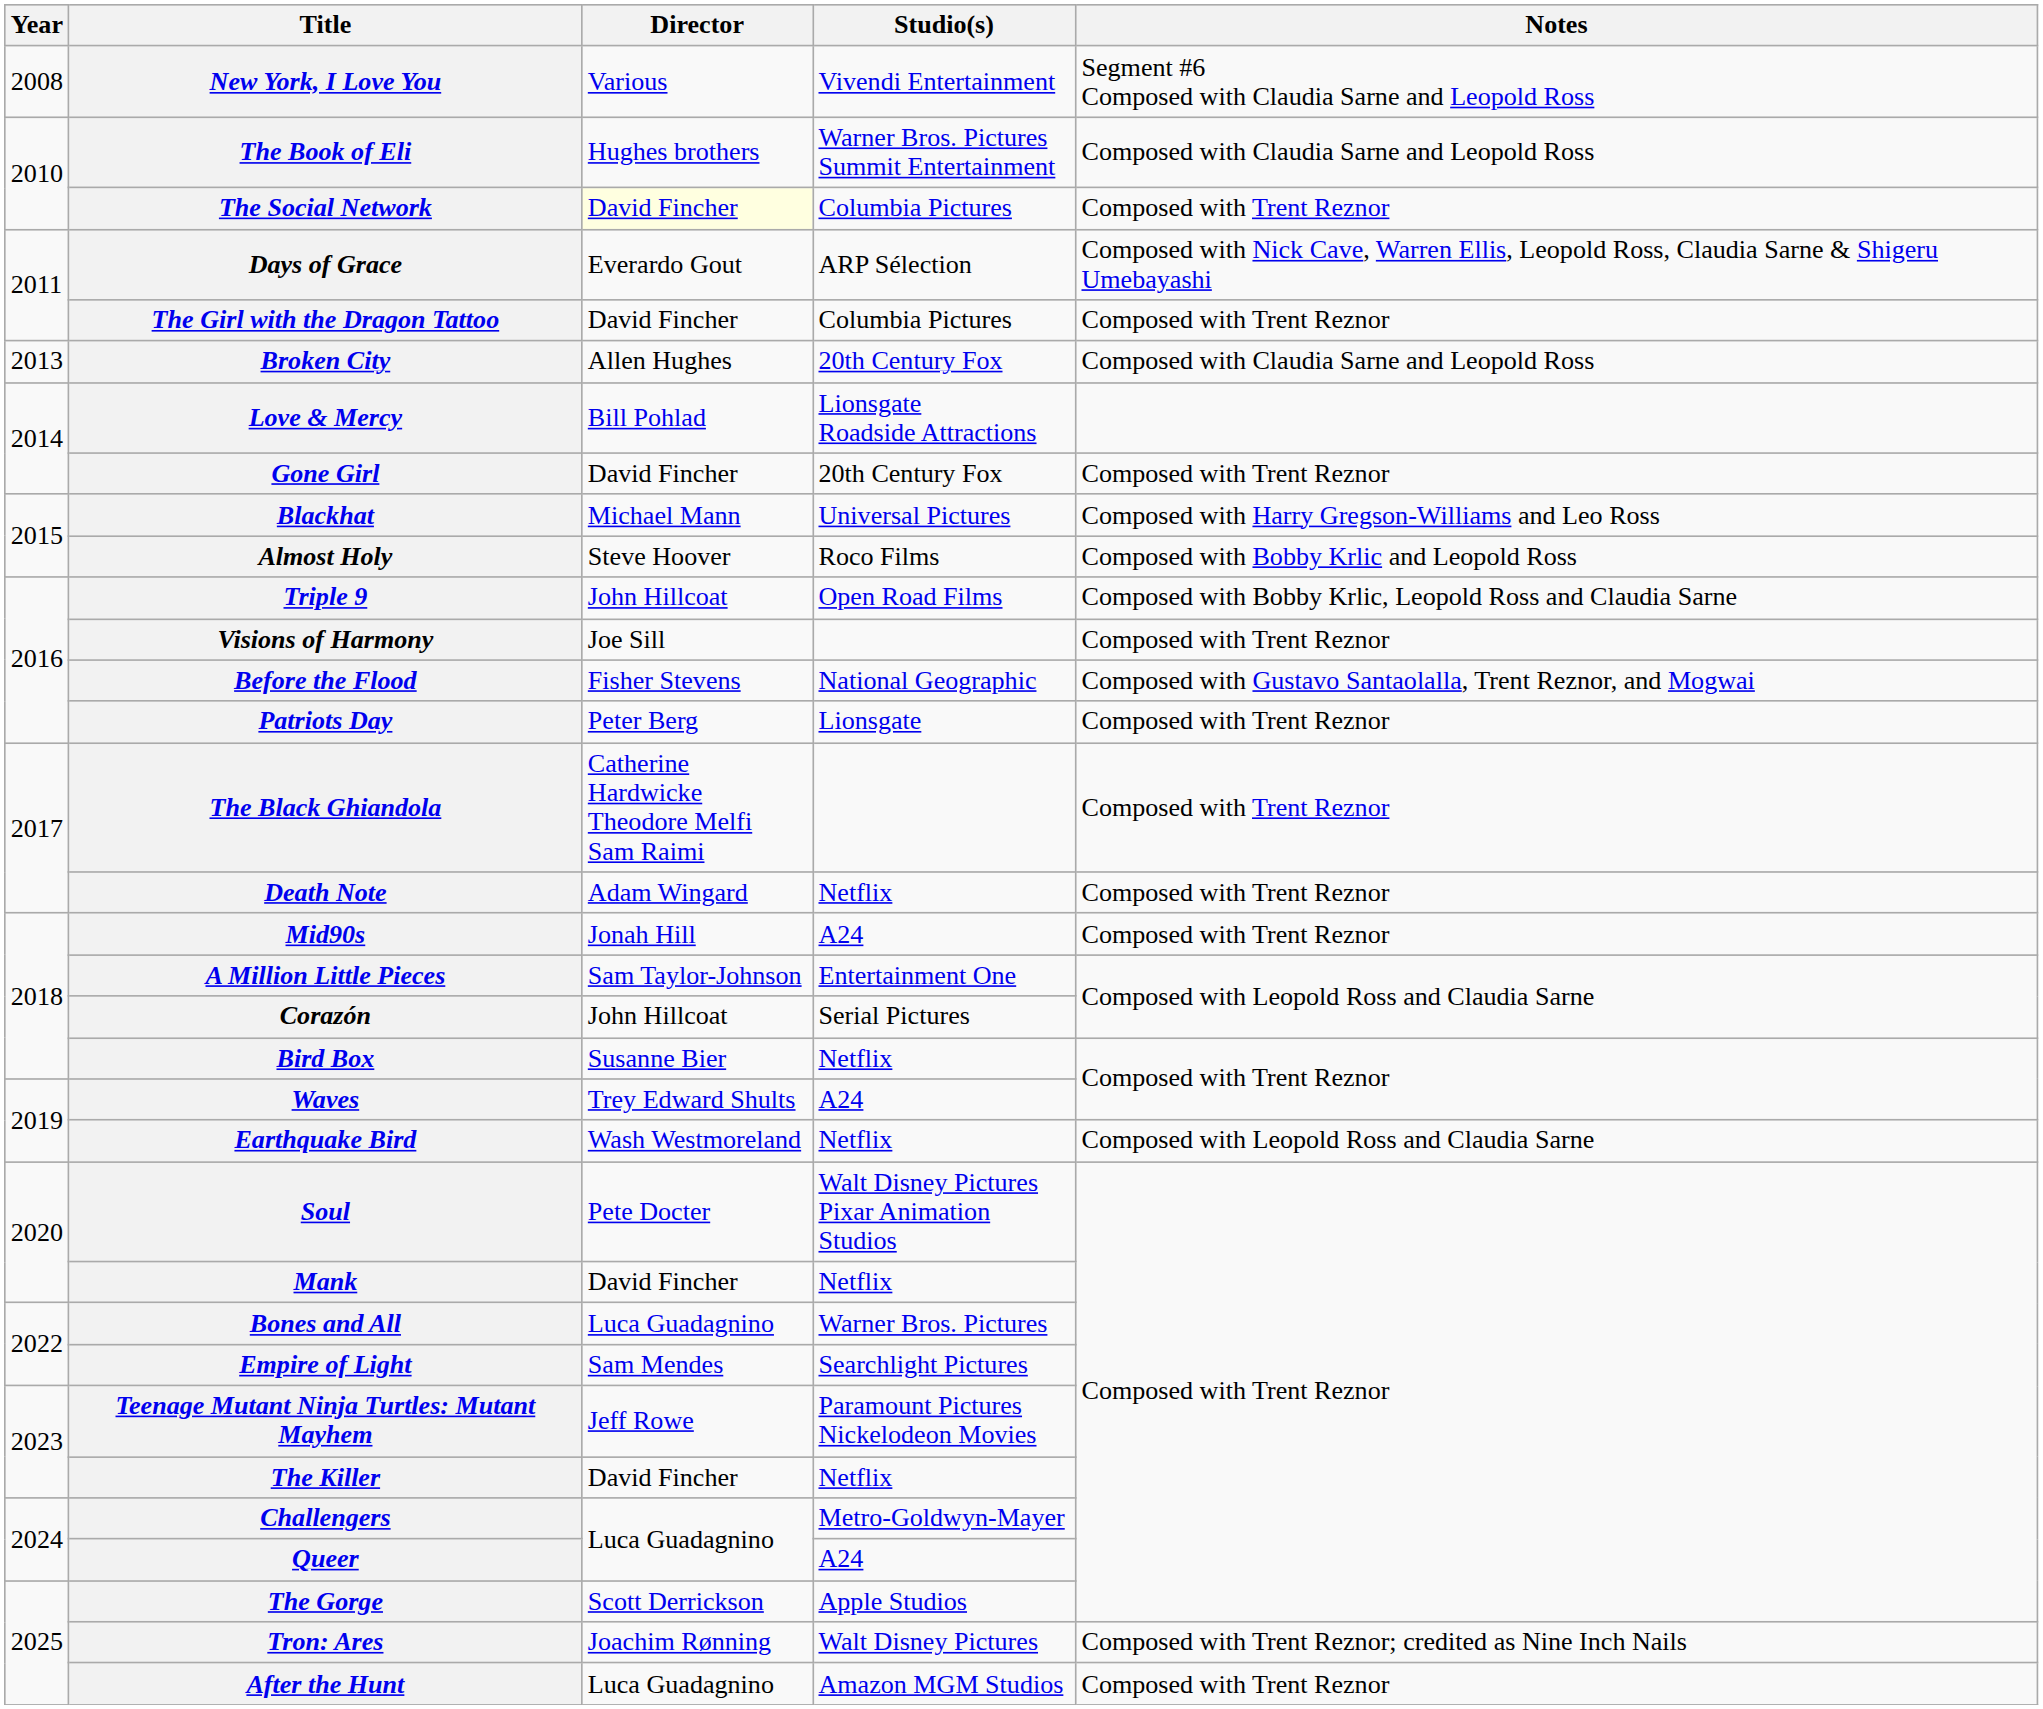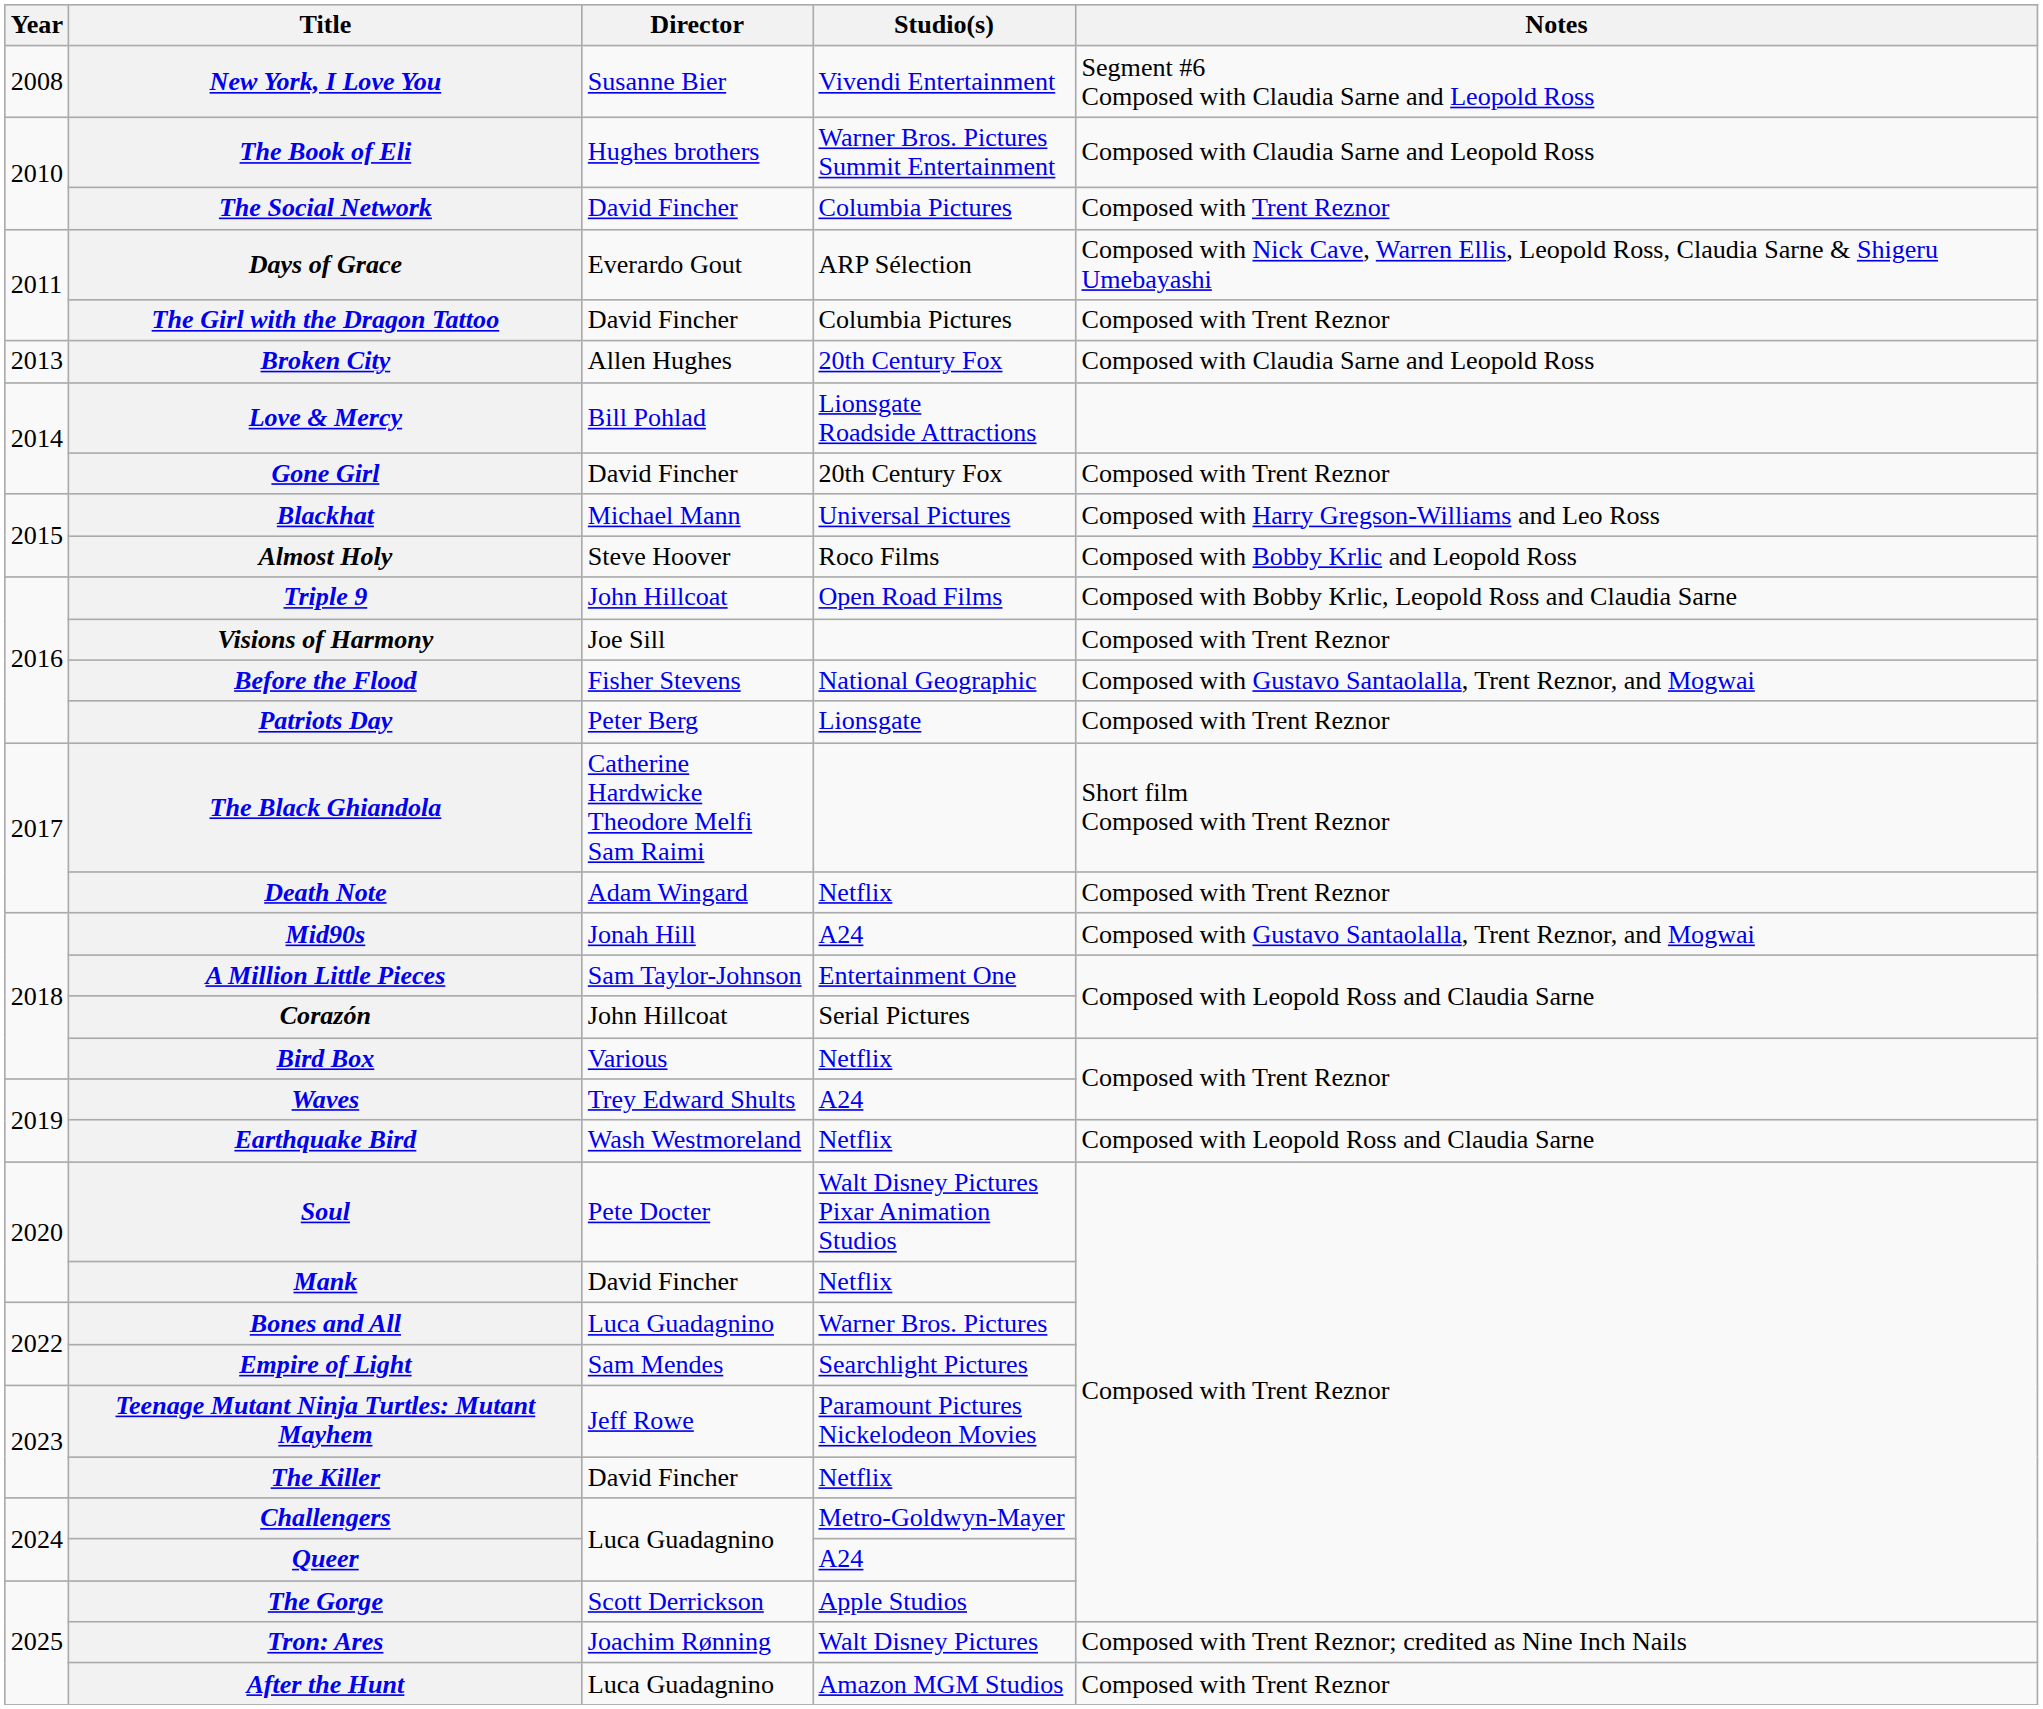(628, 81) Various -> (657, 81) Susanne Bier
(663, 207) lightyellow background -> (663, 207) no background
(1235, 806) Composed with Trent Reznor -> (1235, 806) Short film Composed with Trent Reznor
(1235, 933) Composed with Trent Reznor -> (1418, 933) Composed with Gustavo Santaolalla, Trent Reznor, and Mogwai
(657, 1057) Susanne Bier -> (628, 1057) Various
